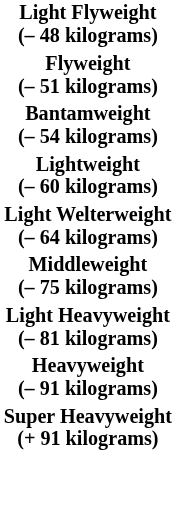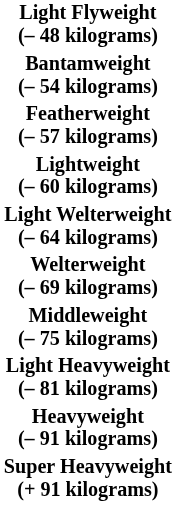- row: (88, 74)
+ row: (88, 125)
+ row: (88, 276)
